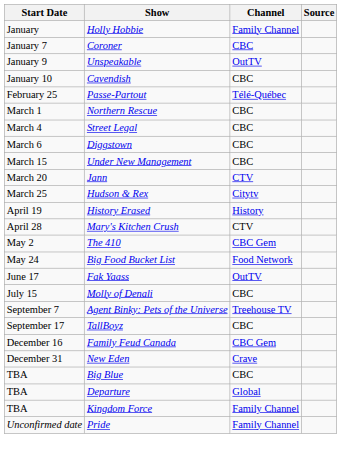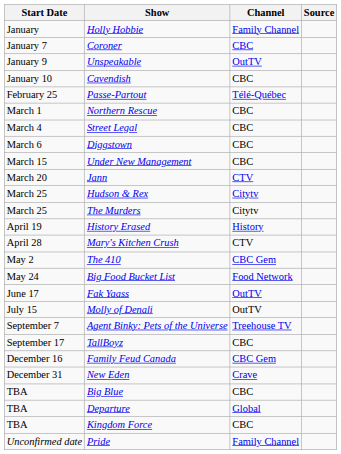+ row: (114, 210)
(243, 293) CBC -> (247, 309) OutTV
(266, 408) Family Channel -> (243, 425) CBC
